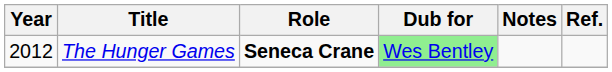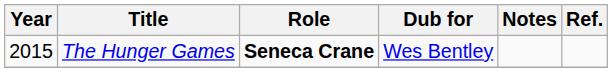(31, 51) 2012 -> (31, 51) 2015
(438, 51) lightgreen background -> (438, 51) no background
